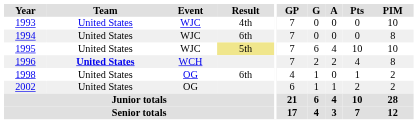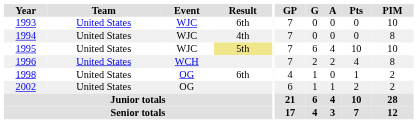(246, 23) 4th -> (243, 23) 6th
(246, 36) 6th -> (243, 36) 4th
(105, 61) bold -> (104, 61) normal
